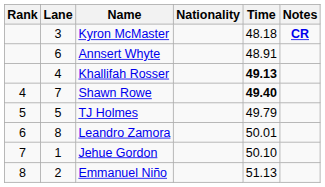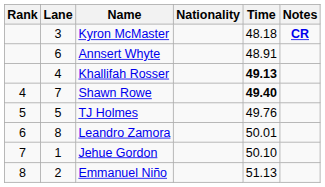(261, 113) 49.79 -> (261, 113) 49.76
